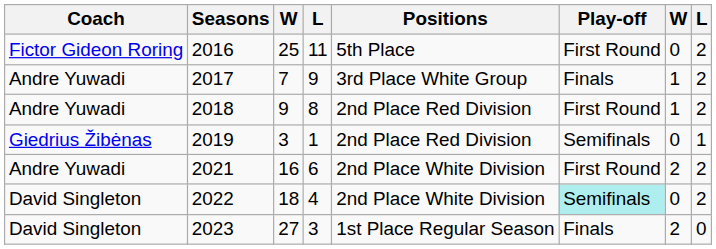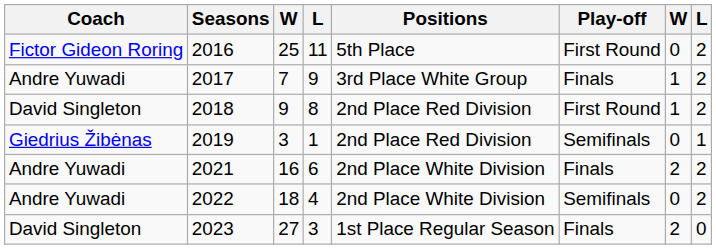(67, 109) Andre Yuwadi -> (75, 109) David Singleton
(612, 169) First Round -> (588, 169) Finals
(75, 199) David Singleton -> (67, 199) Andre Yuwadi
(607, 199) paleturquoise background -> (607, 199) no background
